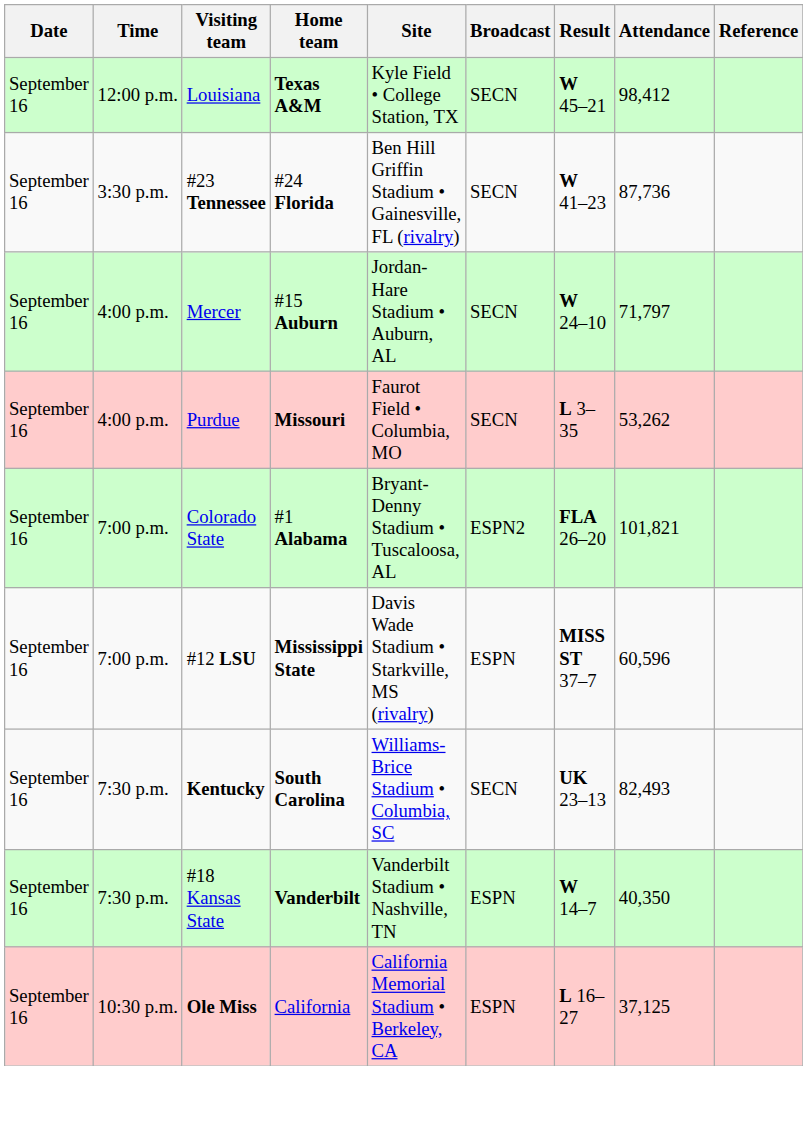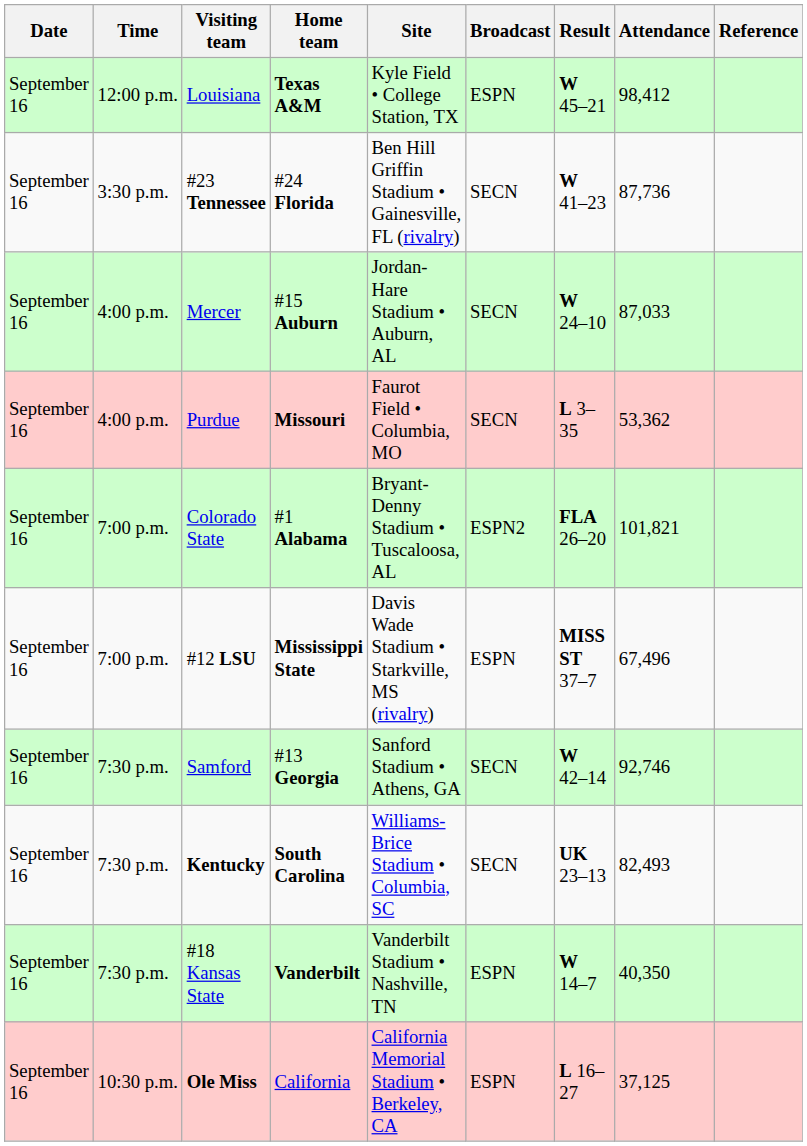(494, 95) SECN -> (493, 95) ESPN
(645, 311) 71,797 -> (645, 311) 87,033
(645, 420) 53,262 -> (645, 420) 53,362
(645, 658) 60,596 -> (645, 658) 67,496
+ row: (219, 767)
